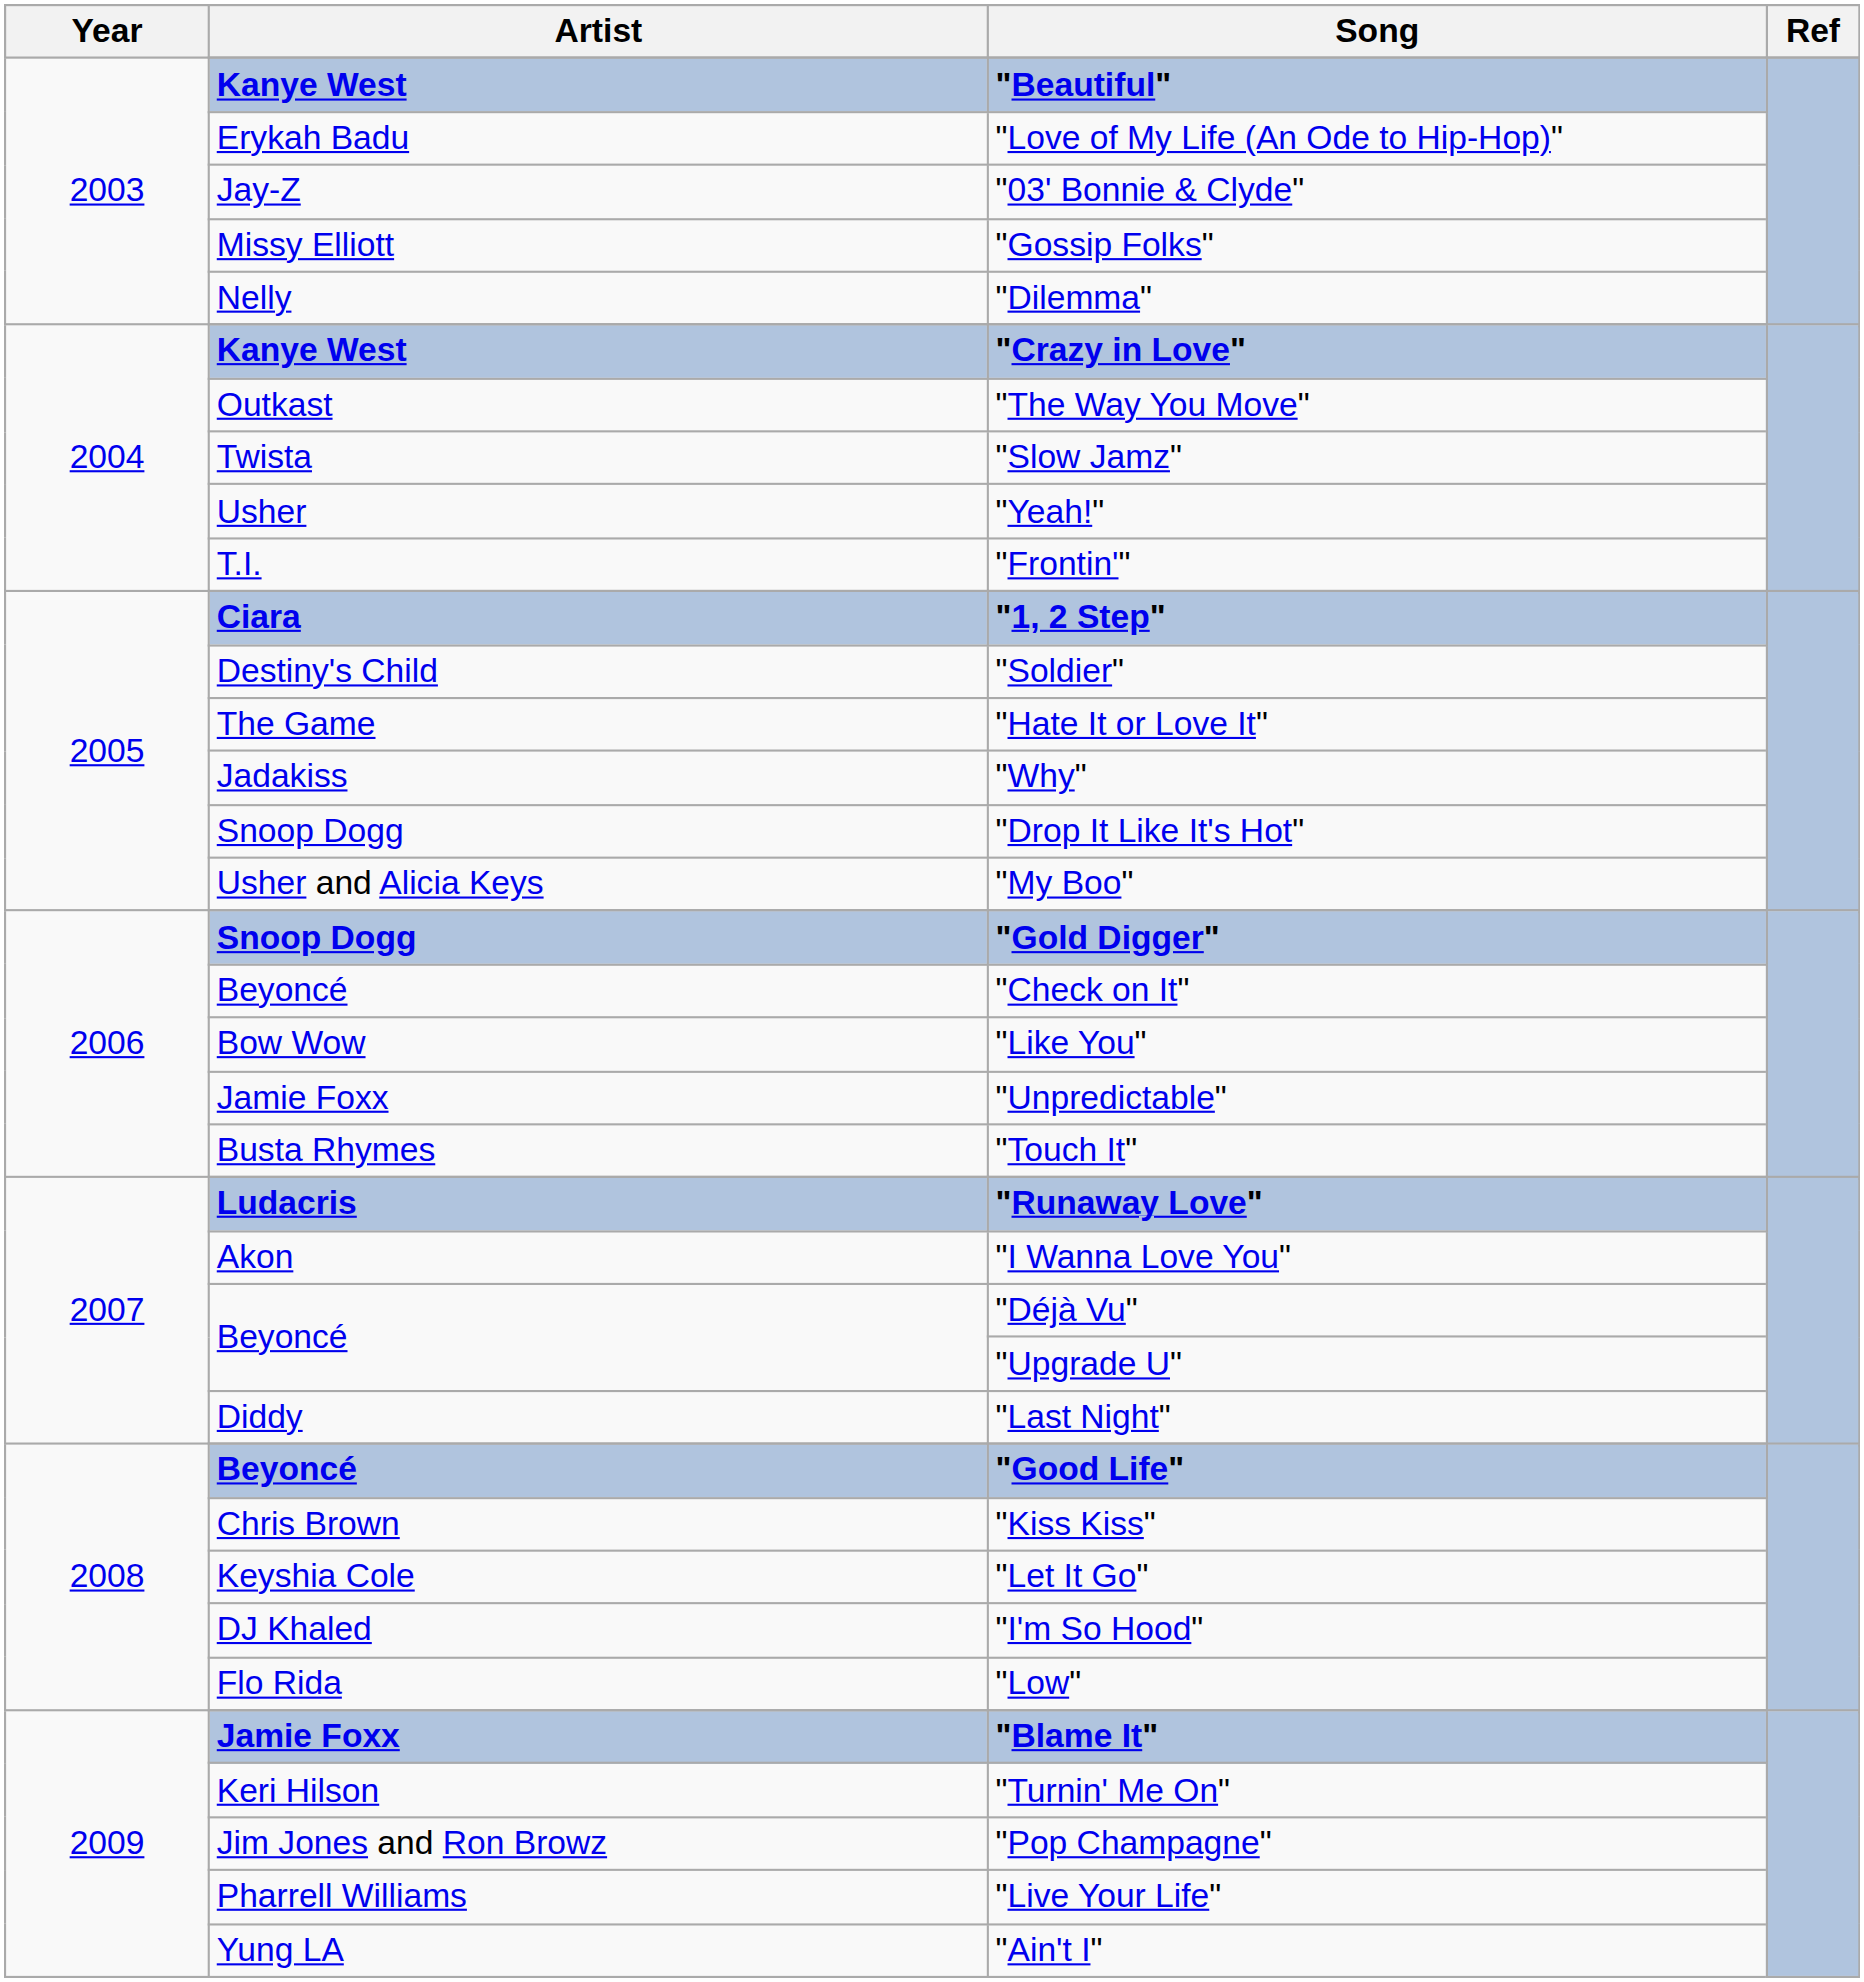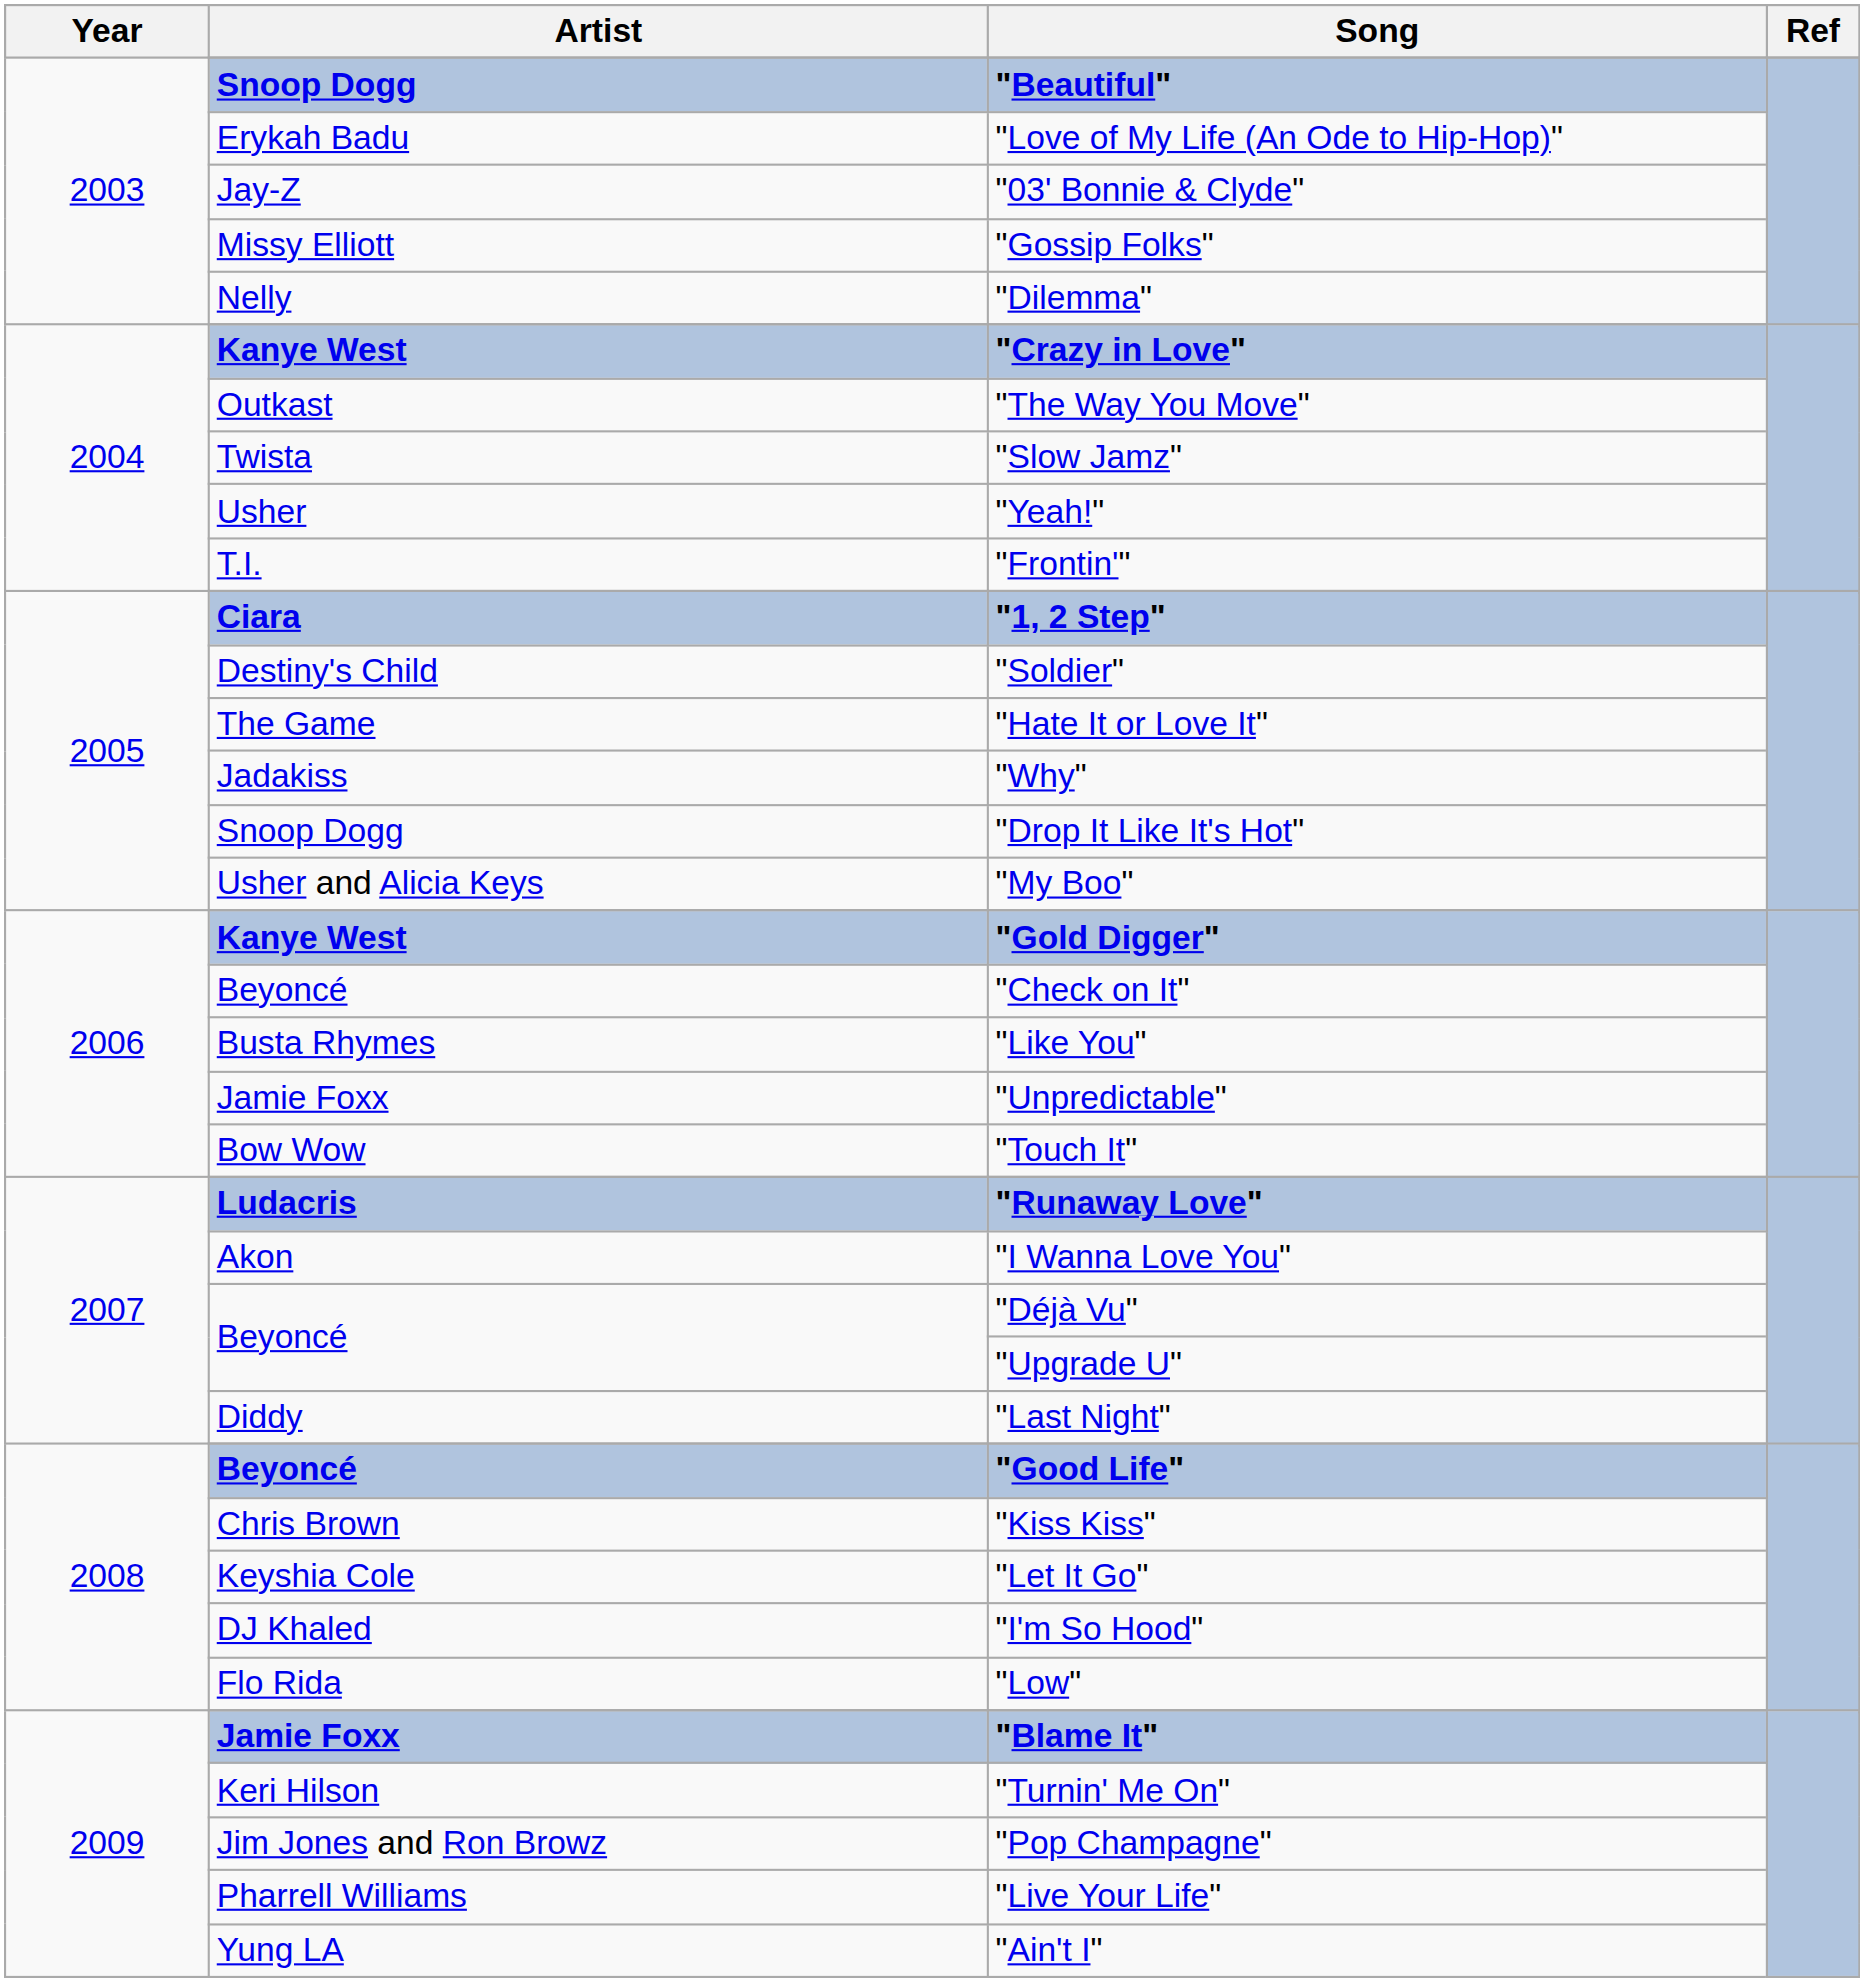(312, 84) Kanye West -> (317, 84) Snoop Dogg
(317, 937) Snoop Dogg -> (312, 937) Kanye West
(291, 1043) Bow Wow -> (326, 1043) Busta Rhymes
(326, 1150) Busta Rhymes -> (291, 1150) Bow Wow
